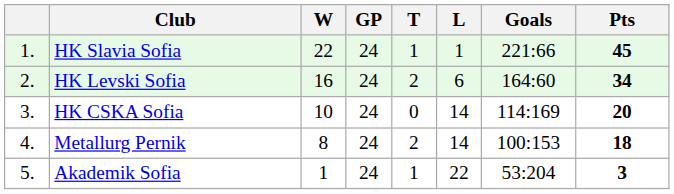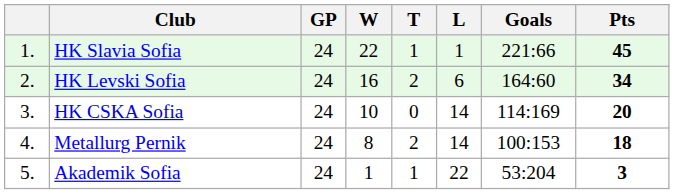columns swapped: (369, 19) <-> (323, 19)
